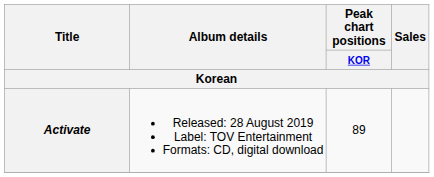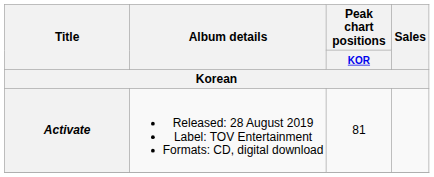(359, 130) 89 -> (359, 130) 81
